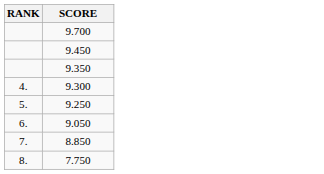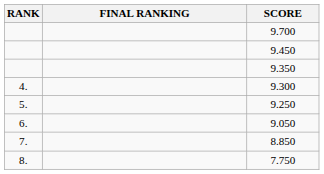+ column: (145, 13)
